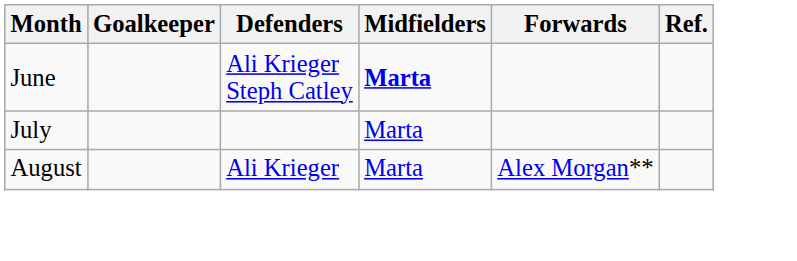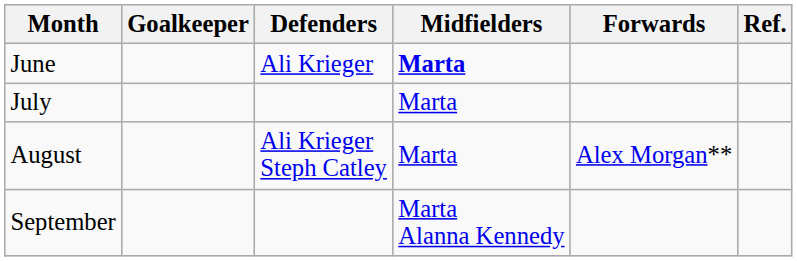(289, 76) Ali Krieger Steph Catley -> (317, 63) Ali Krieger
(283, 168) Ali Krieger -> (324, 155) Ali Krieger Steph Catley
+ row: (63, 221)
